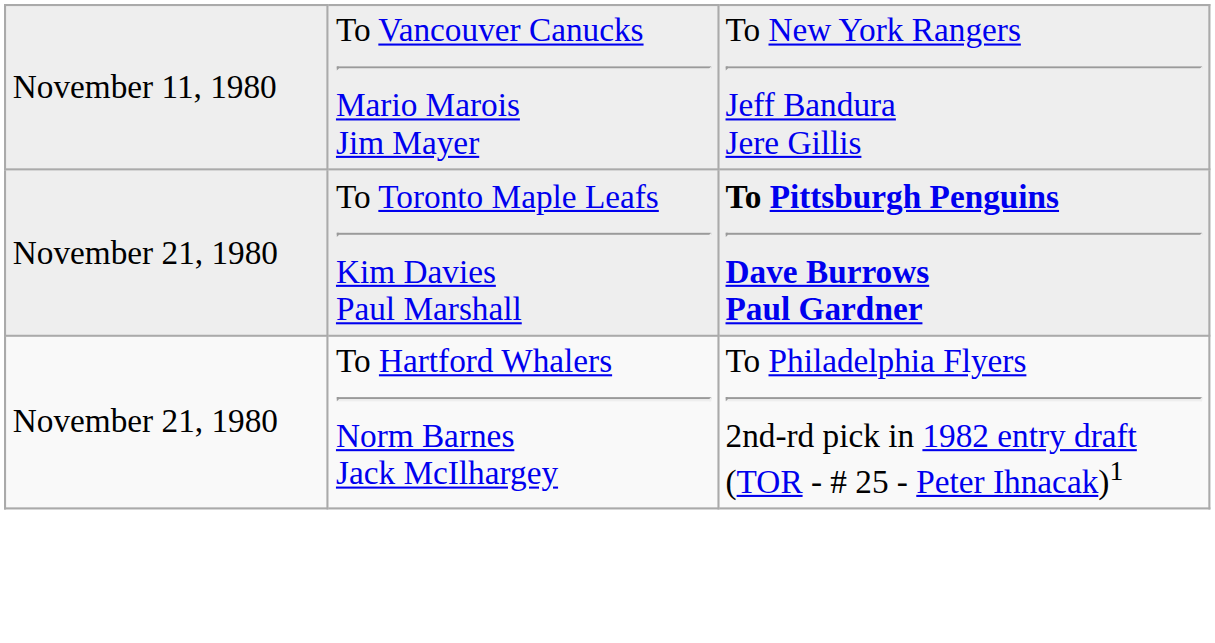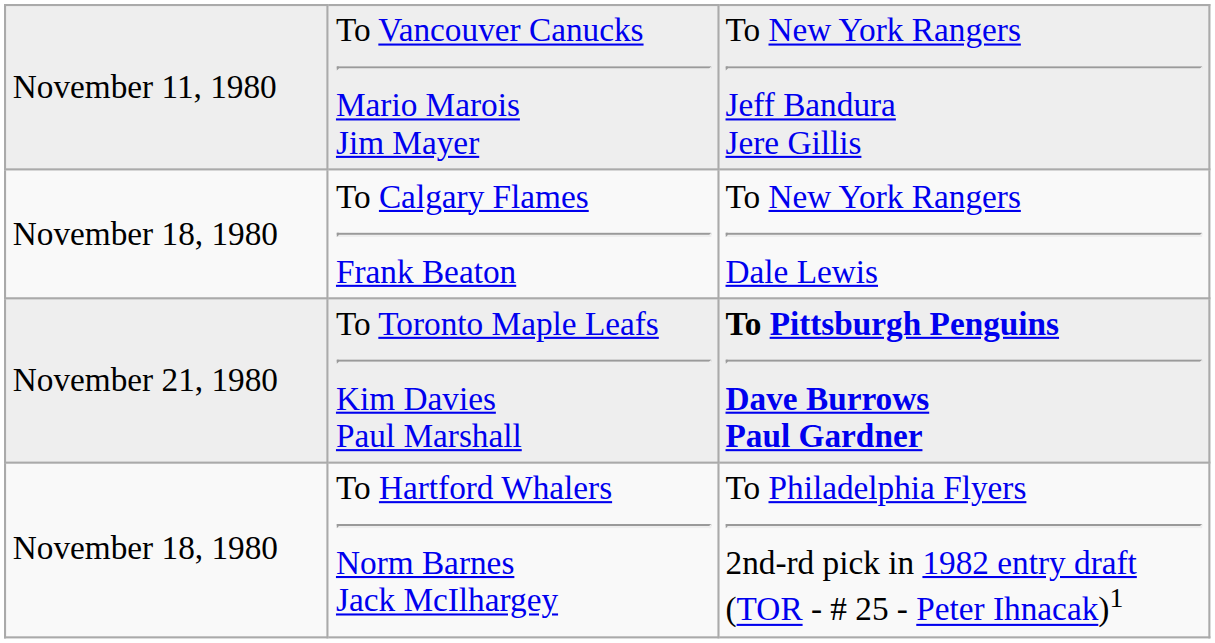+ row: (523, 233)
(145, 421) November 21, 1980 -> (145, 549) November 18, 1980
